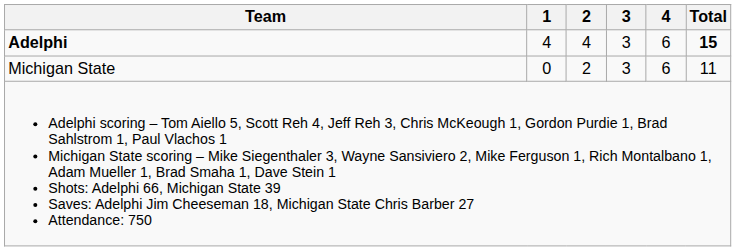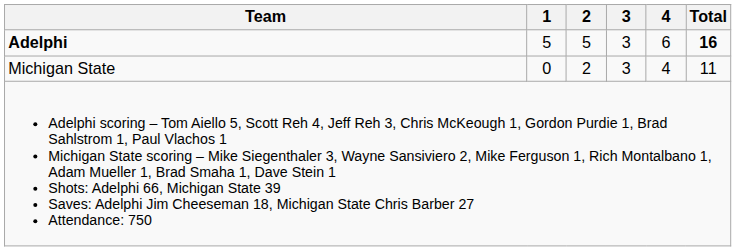(547, 42) 4 -> (547, 42) 5
(586, 42) 4 -> (586, 42) 5
(708, 42) 15 -> (708, 42) 16
(666, 68) 6 -> (666, 68) 4
